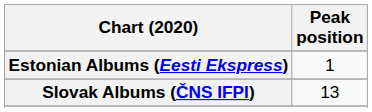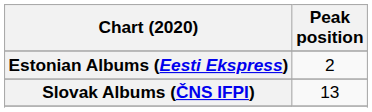(330, 65) 1 -> (330, 65) 2
